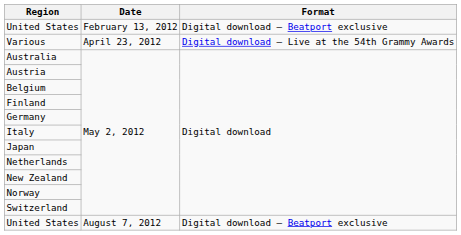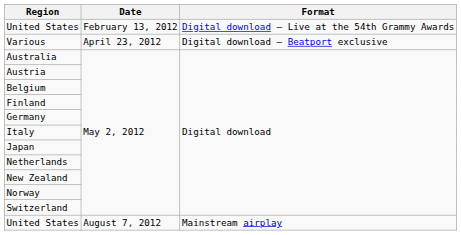(285, 27) Digital download — Beatport exclusive -> (318, 27) Digital download — Live at the 54th Grammy Awards
(318, 42) Digital download — Live at the 54th Grammy Awards -> (285, 42) Digital download — Beatport exclusive
(285, 222) Digital download — Beatport exclusive -> (232, 222) Mainstream airplay
